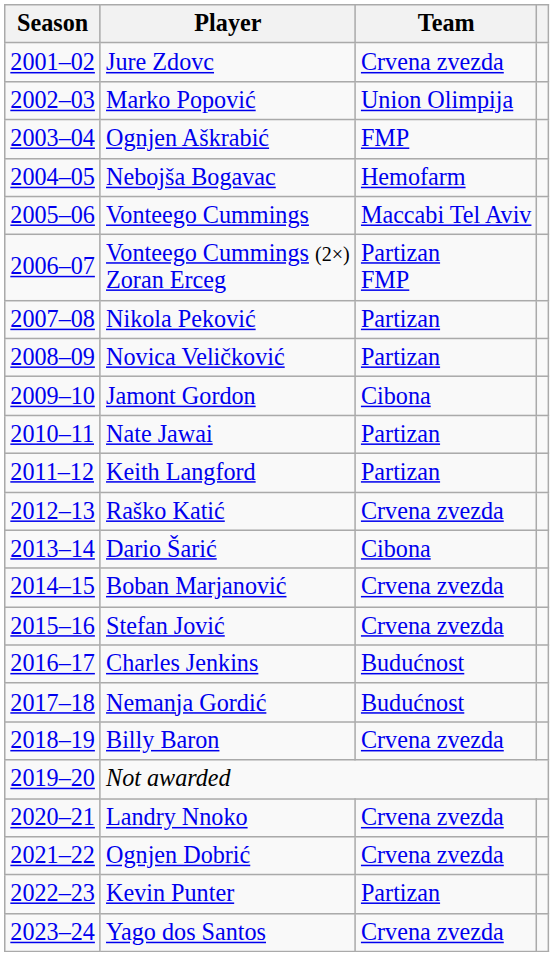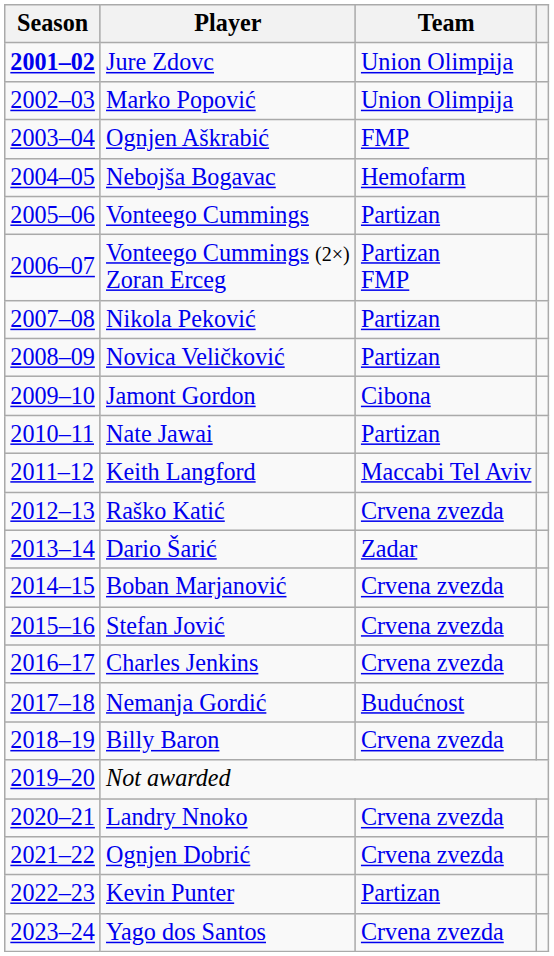(53, 61) normal -> (53, 61) bold
(432, 61) Crvena zvezda -> (437, 61) Union Olimpija
(446, 215) Maccabi Tel Aviv -> (401, 215) Partizan
(401, 472) Partizan -> (446, 472) Maccabi Tel Aviv
(396, 548) Cibona -> (389, 548) Zadar
(413, 663) Budućnost -> (432, 663) Crvena zvezda
